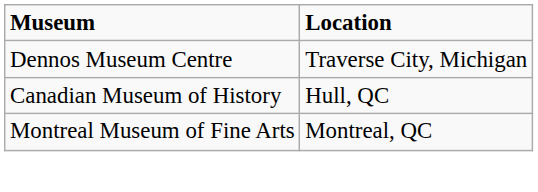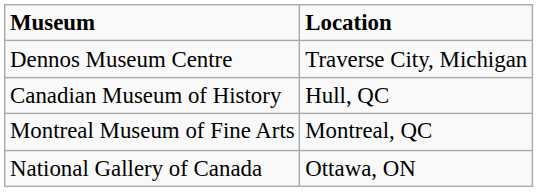+ row: (136, 167)
